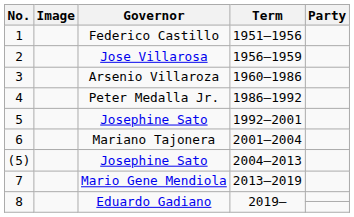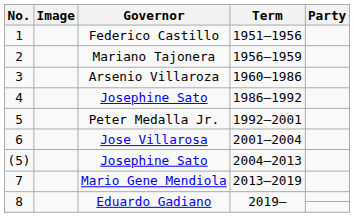(154, 56) Jose Villarosa -> (154, 56) Mariano Tajonera
(154, 98) Peter Medalla Jr. -> (154, 98) Josephine Sato
(154, 119) Josephine Sato -> (154, 119) Peter Medalla Jr.
(154, 139) Mariano Tajonera -> (154, 139) Jose Villarosa
